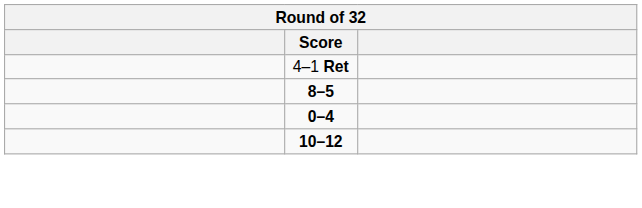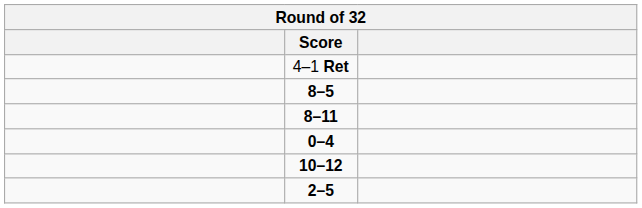+ row: (321, 117)
+ row: (321, 191)
